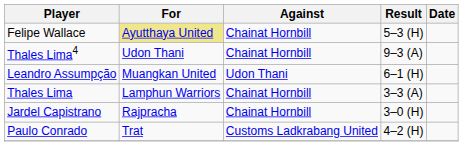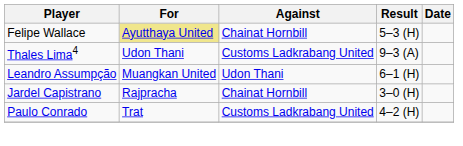(269, 53) Chainat Hornbill -> (298, 53) Customs Ladkrabang United
- row: (40, 93)
